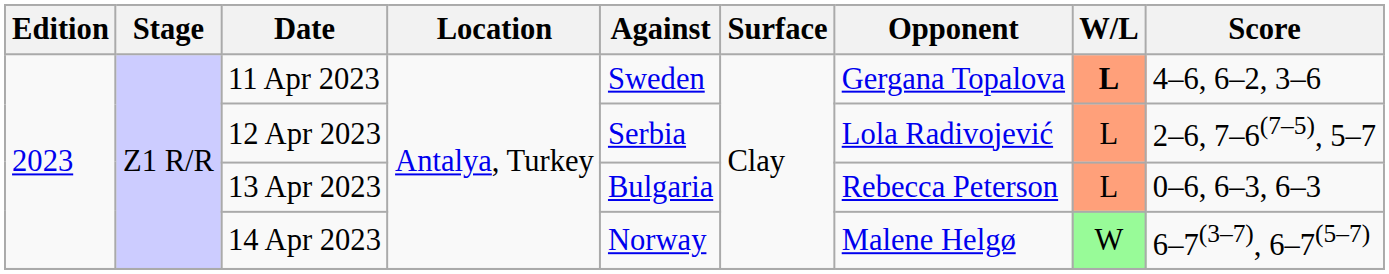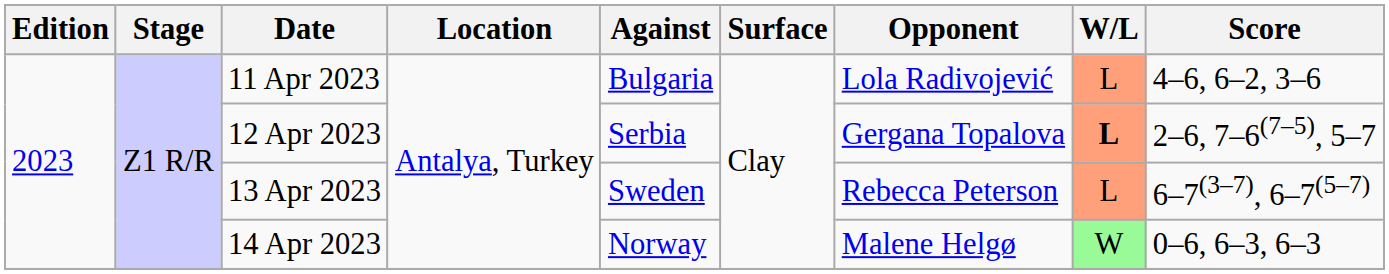(656, 78) Sweden -> (661, 78) Bulgaria
(953, 78) Gergana Topalova -> (947, 78) Lola Radivojević
(1109, 78) bold -> (1109, 78) normal
(947, 132) Lola Radivojević -> (953, 132) Gergana Topalova
(1109, 132) normal -> (1109, 132) bold
(661, 185) Bulgaria -> (656, 189) Sweden
(1237, 185) 0–6, 6–3, 6–3 -> (1262, 190) 6–7(3–7), 6–7(5–7)
(1262, 239) 6–7(3–7), 6–7(5–7) -> (1237, 243) 0–6, 6–3, 6–3
